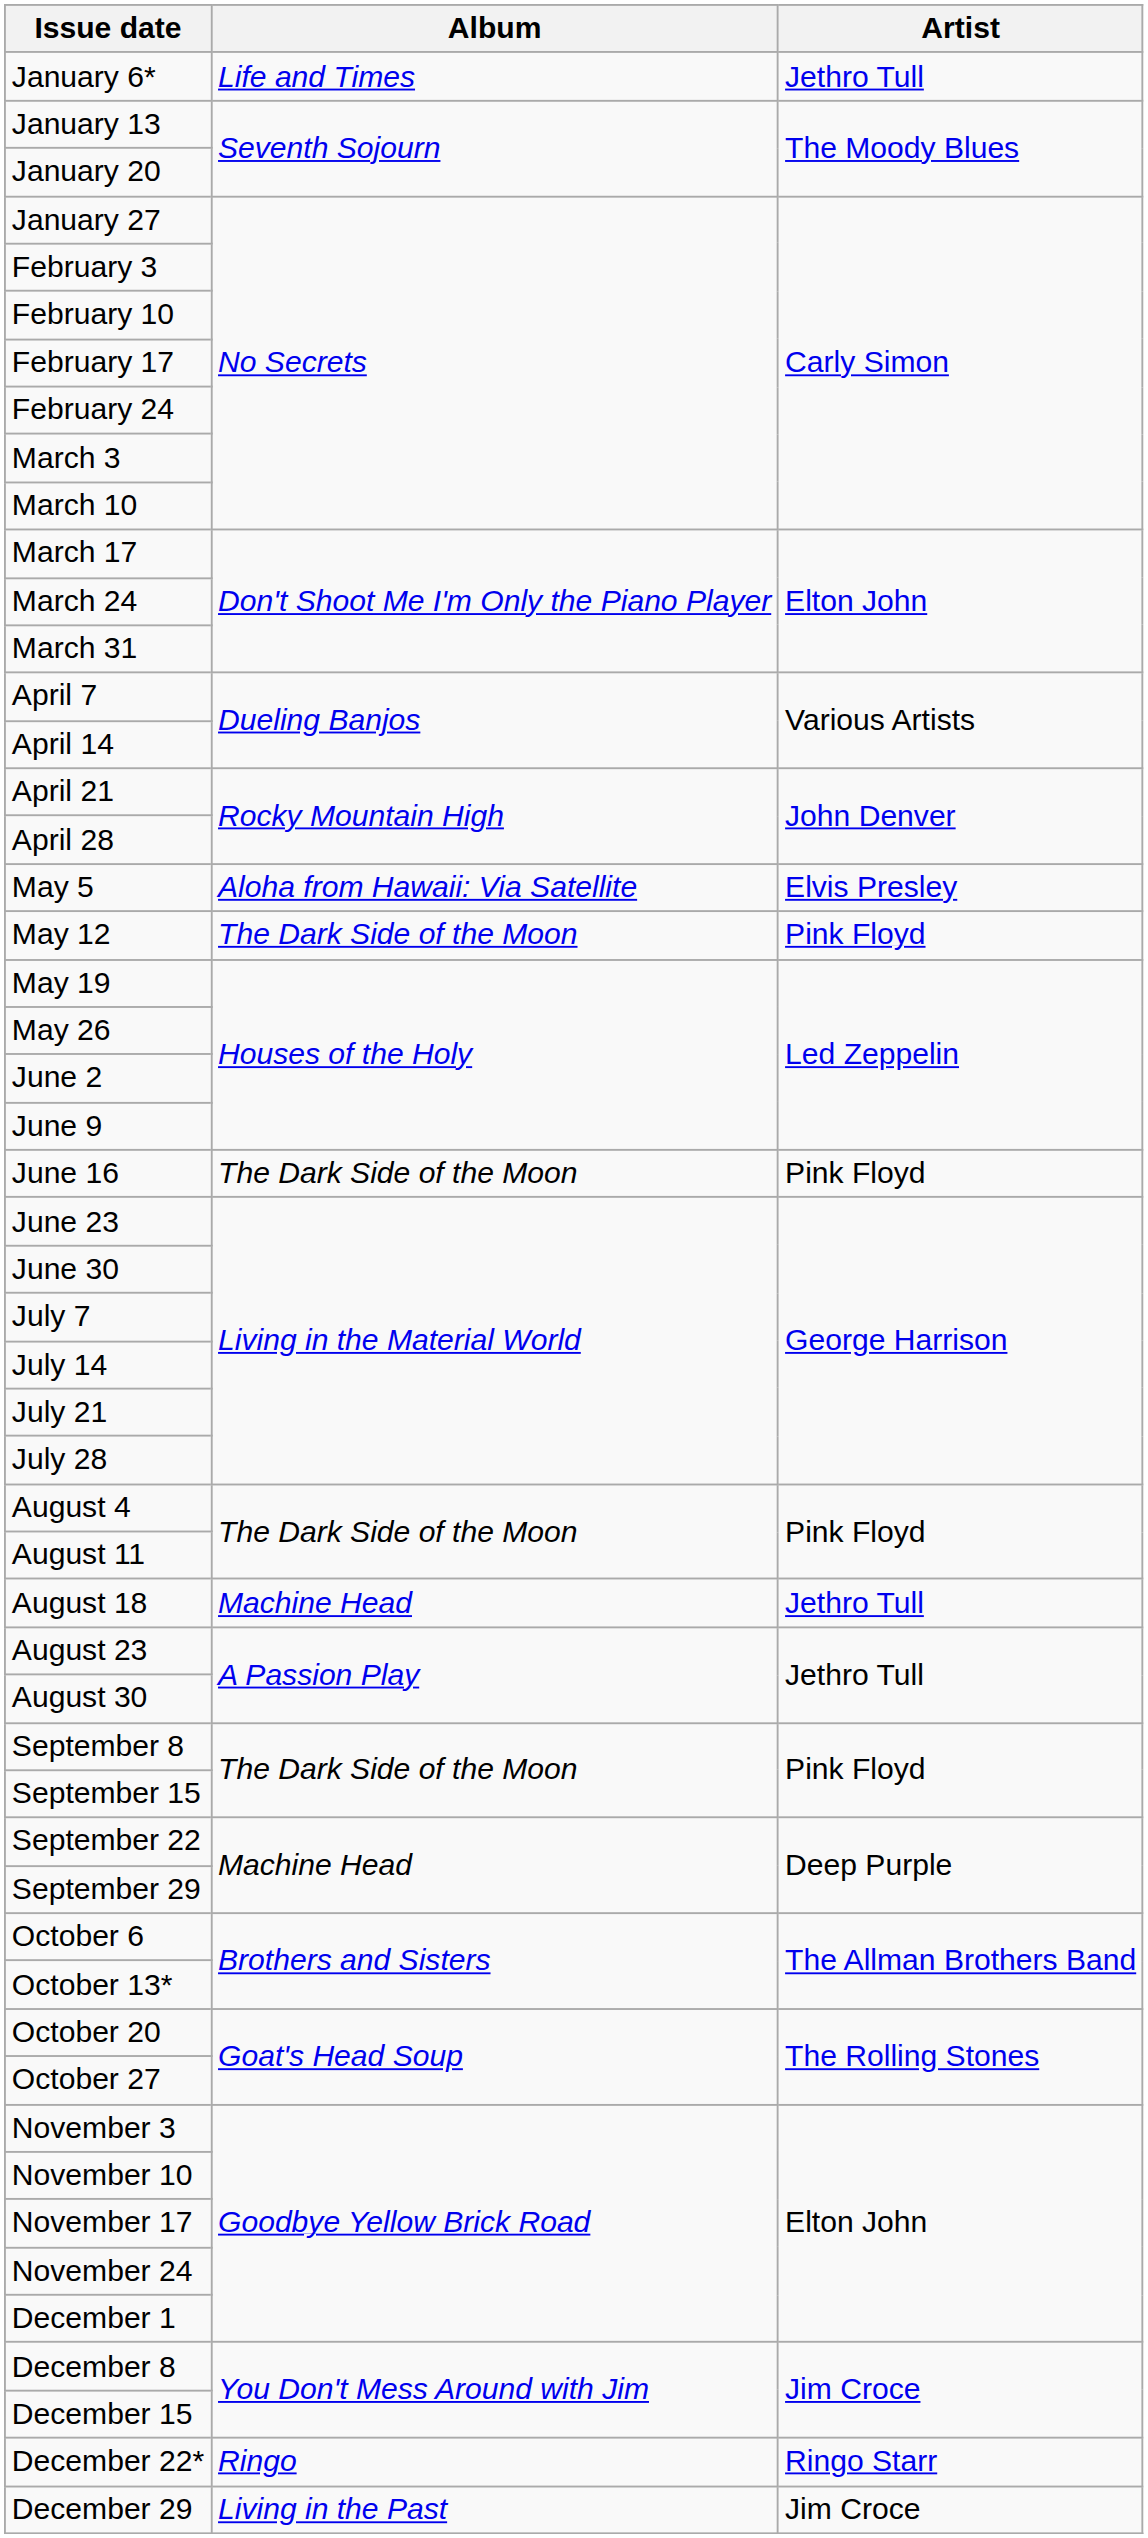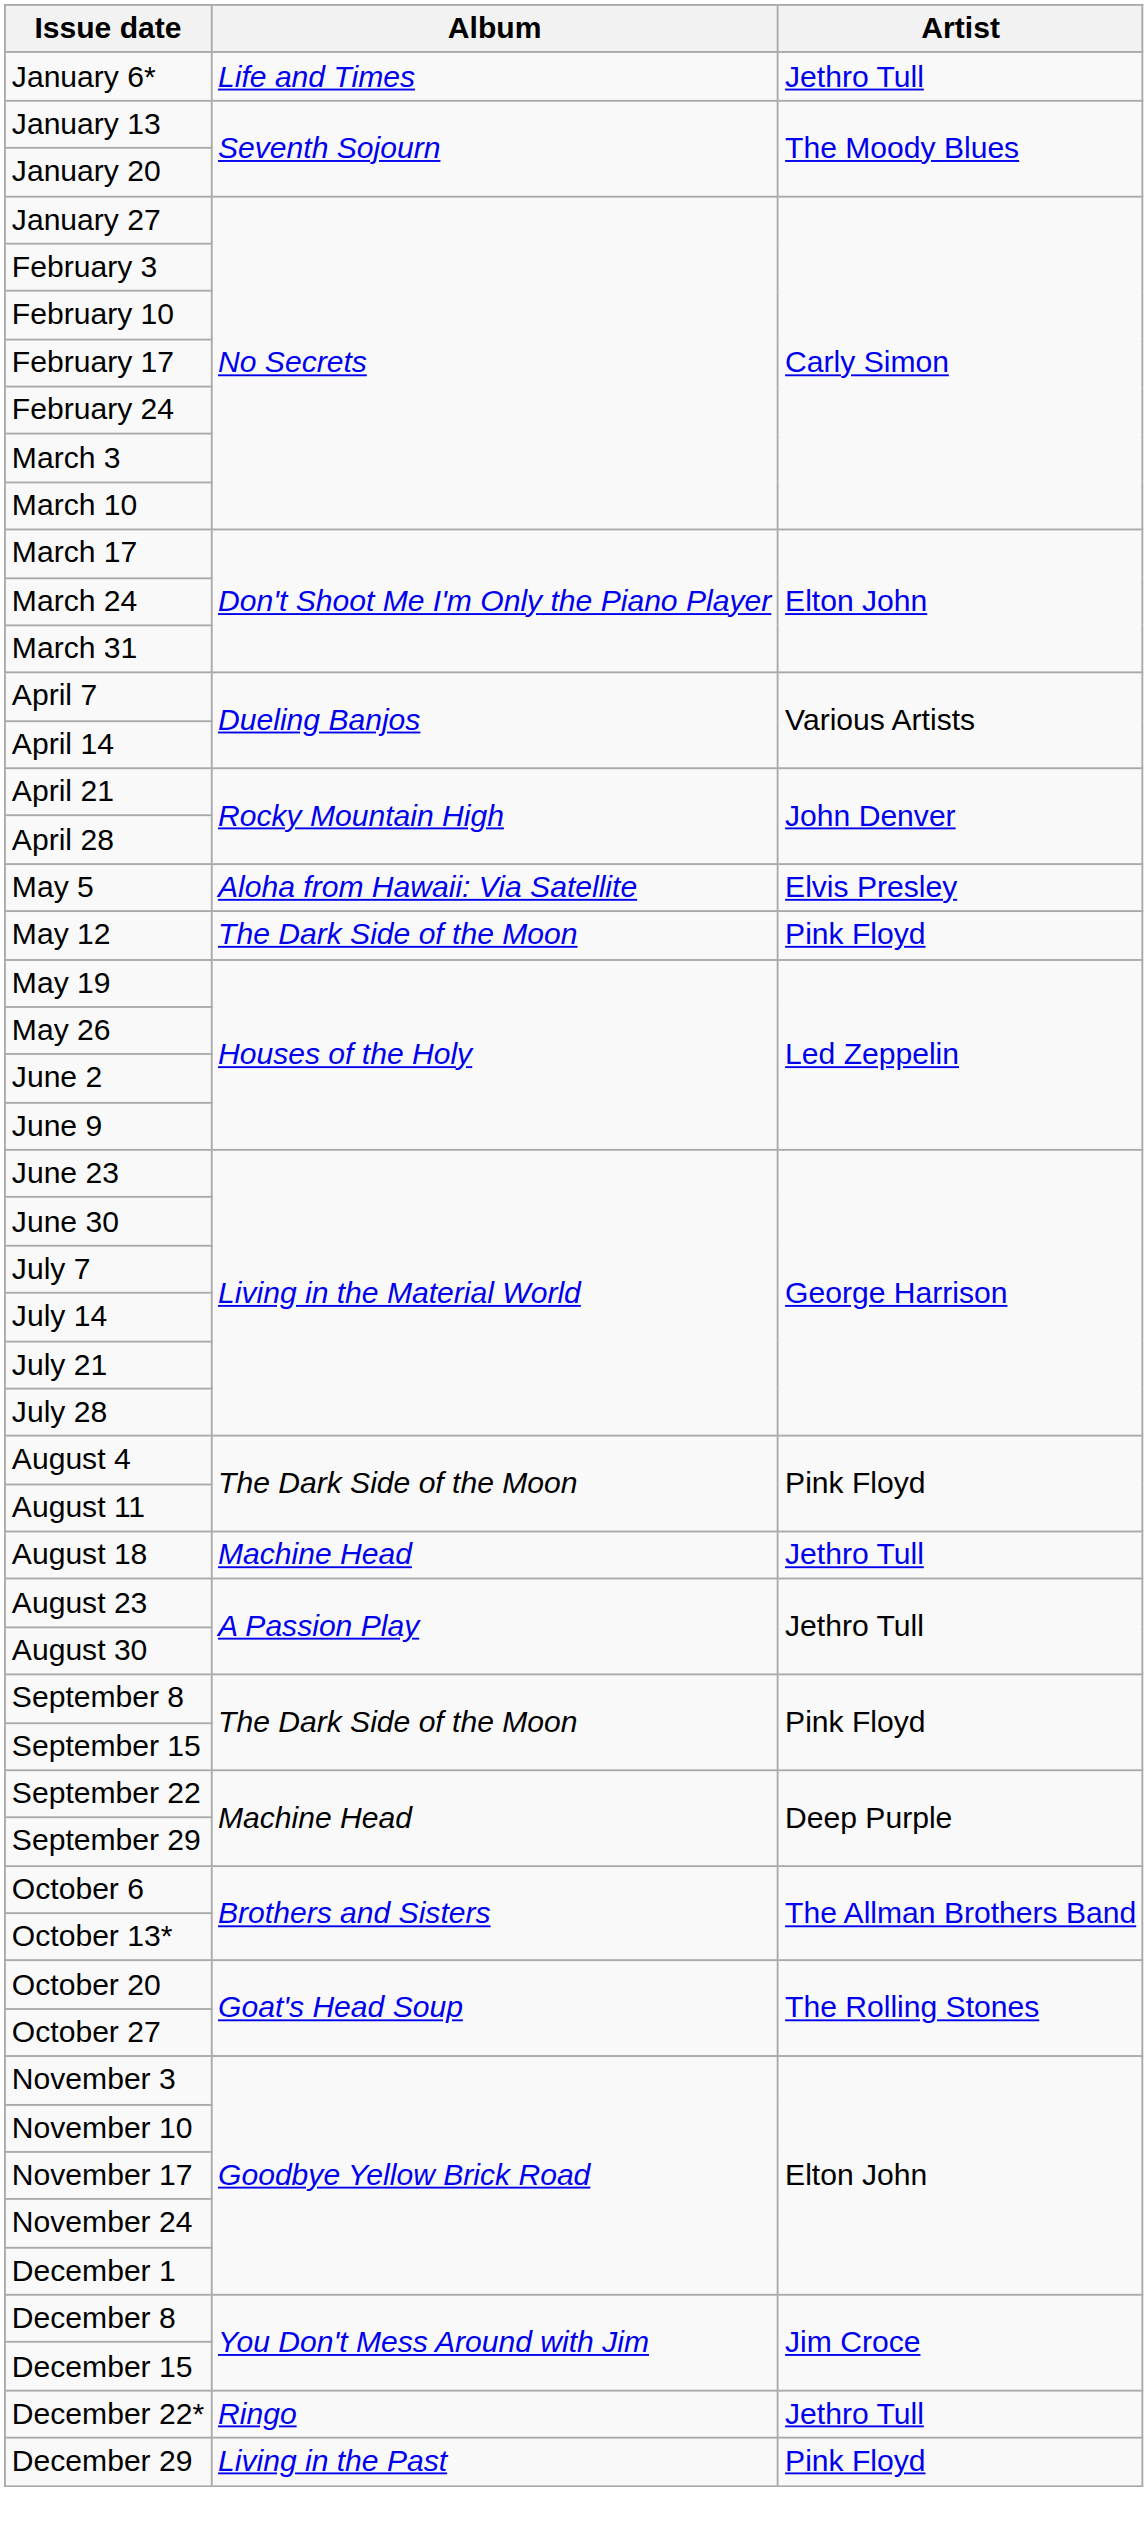- row: (65, 1173)
(861, 2461) Ringo Starr -> (854, 2413) Jethro Tull
(853, 2509) Jim Croce -> (855, 2461) Pink Floyd
